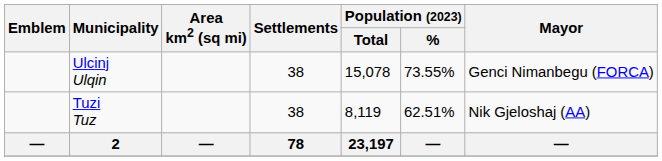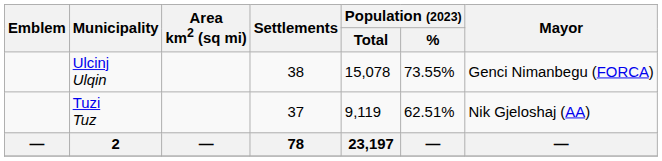(296, 112) 38 -> (296, 112) 37
(363, 112) 8,119 -> (363, 112) 9,119
